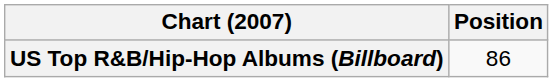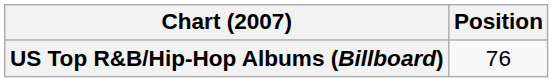(498, 58) 86 -> (498, 58) 76
